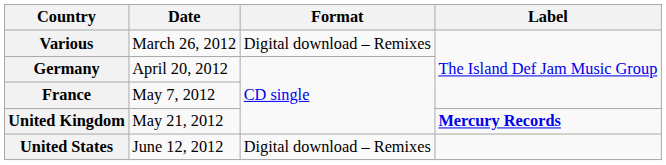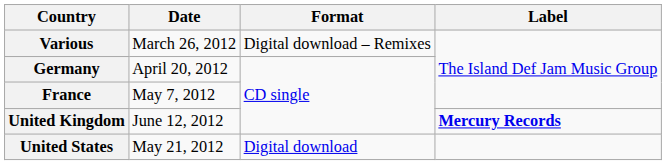(178, 120) May 21, 2012 -> (178, 120) June 12, 2012
(178, 146) June 12, 2012 -> (178, 146) May 21, 2012
(337, 146) Digital download – Remixes -> (301, 146) Digital download
